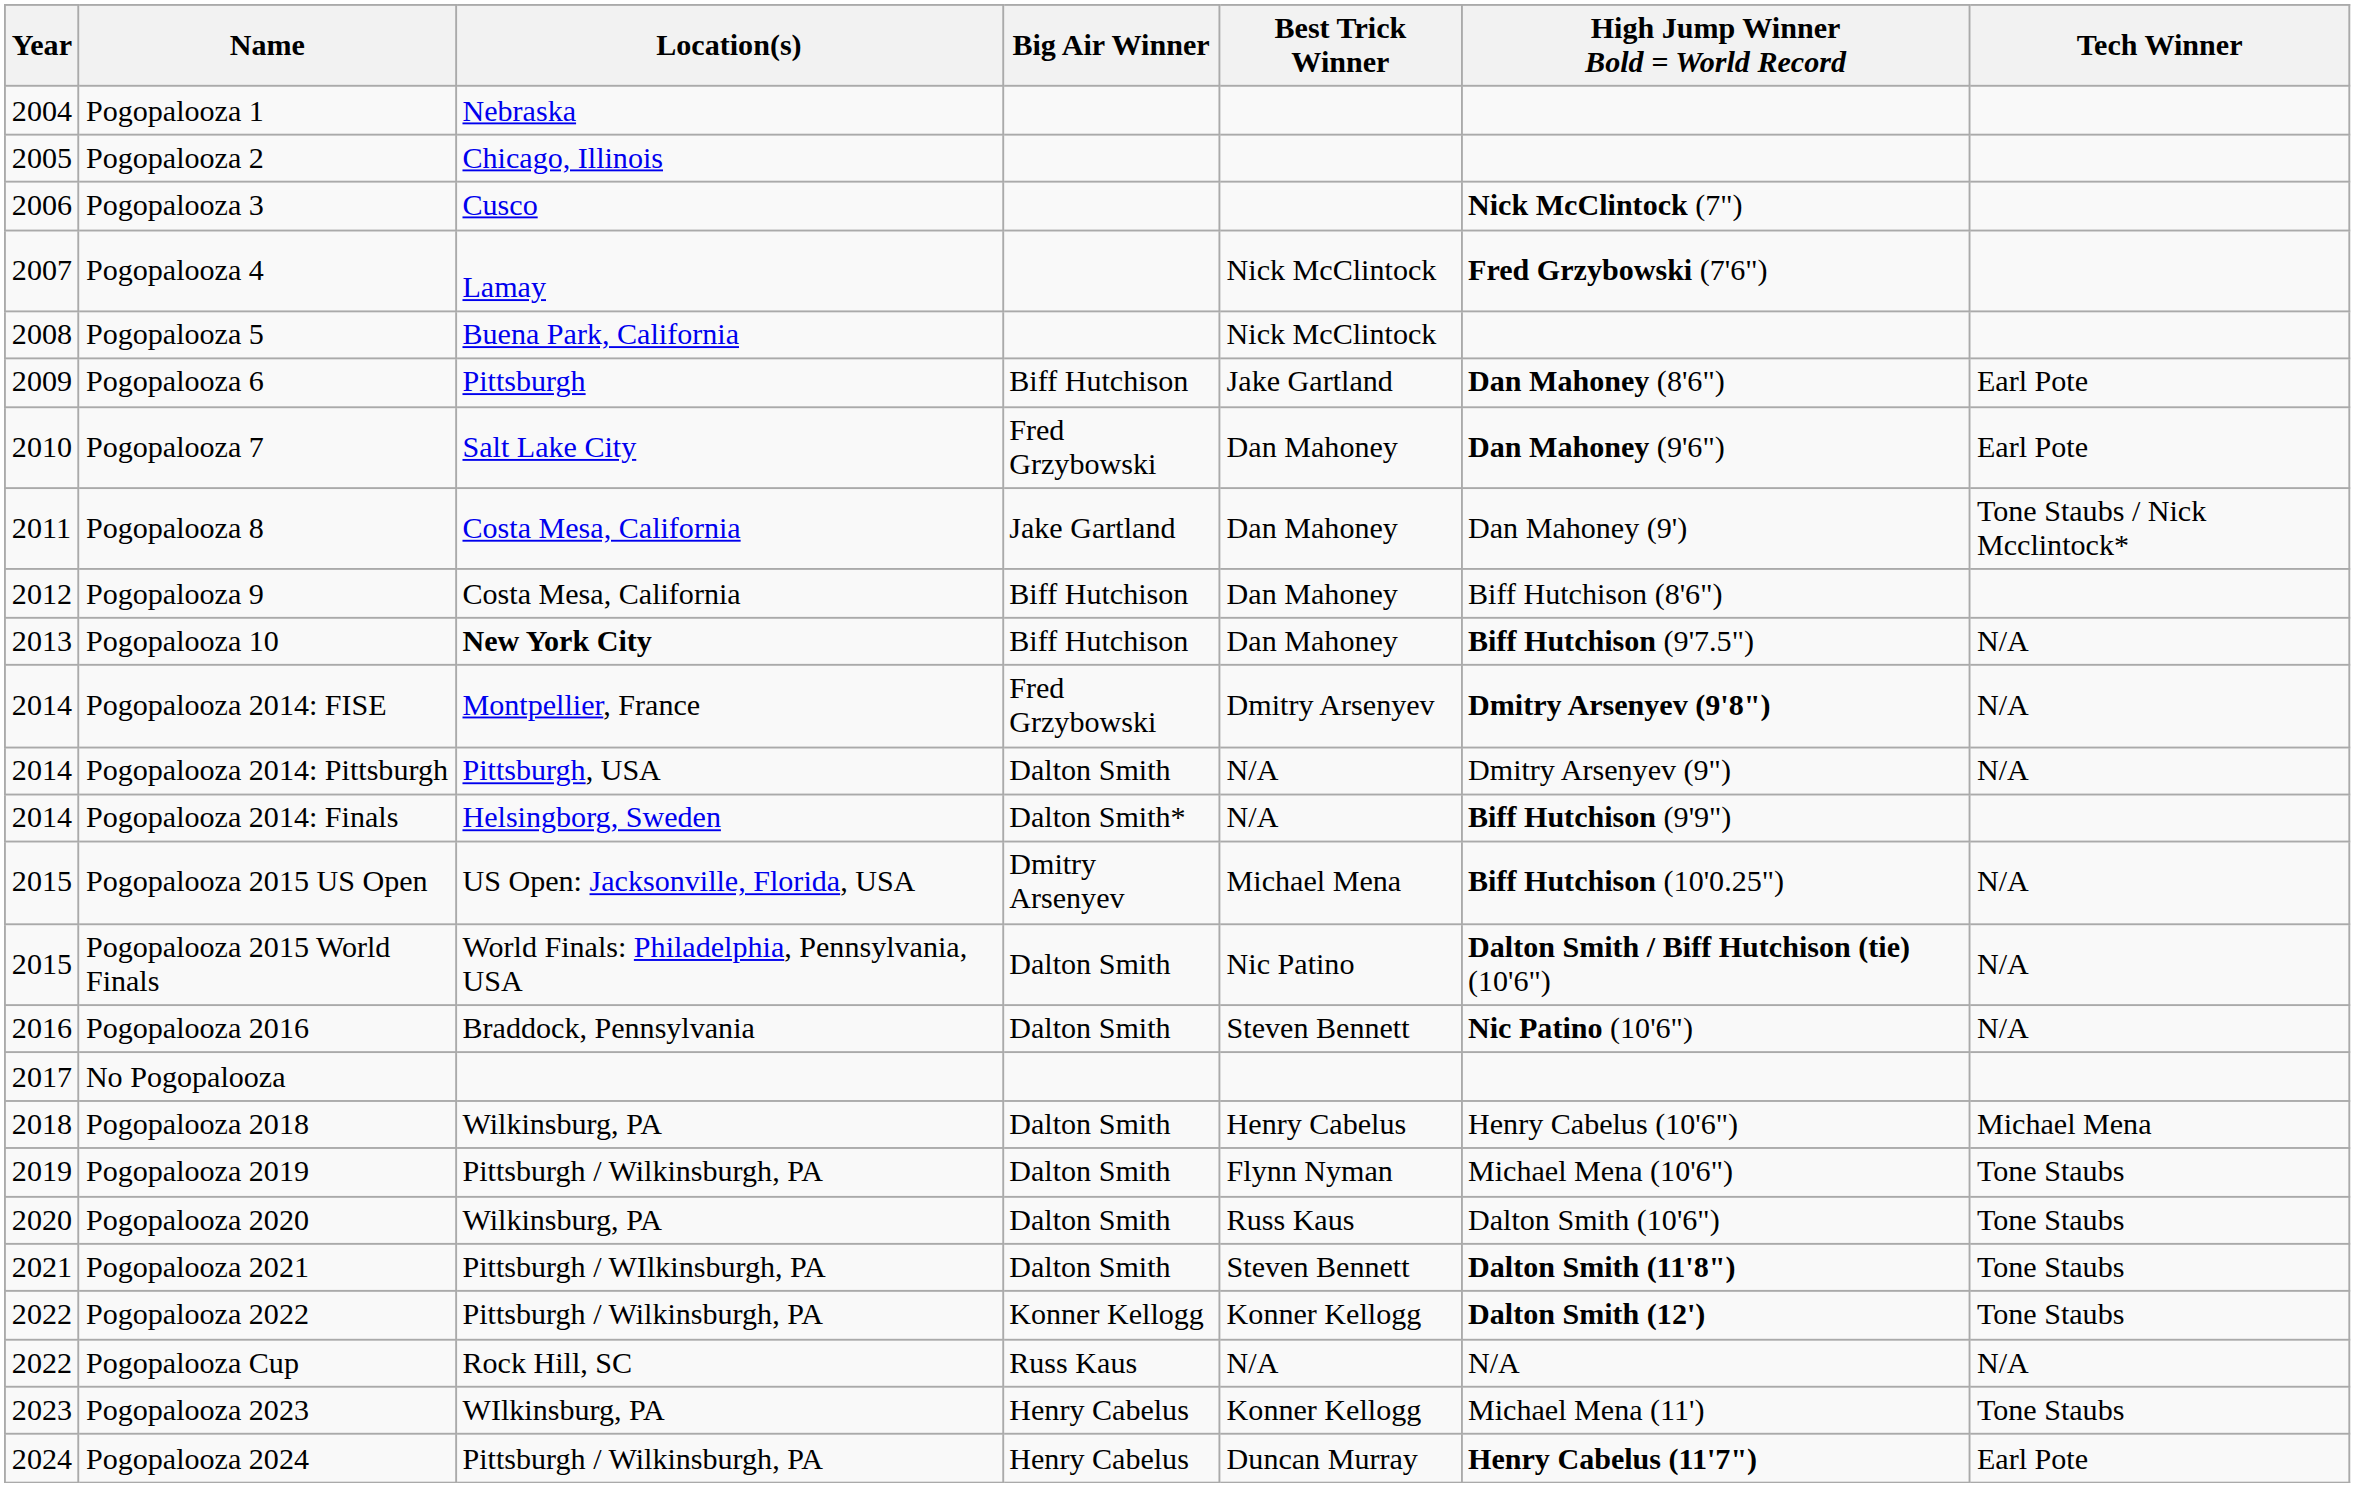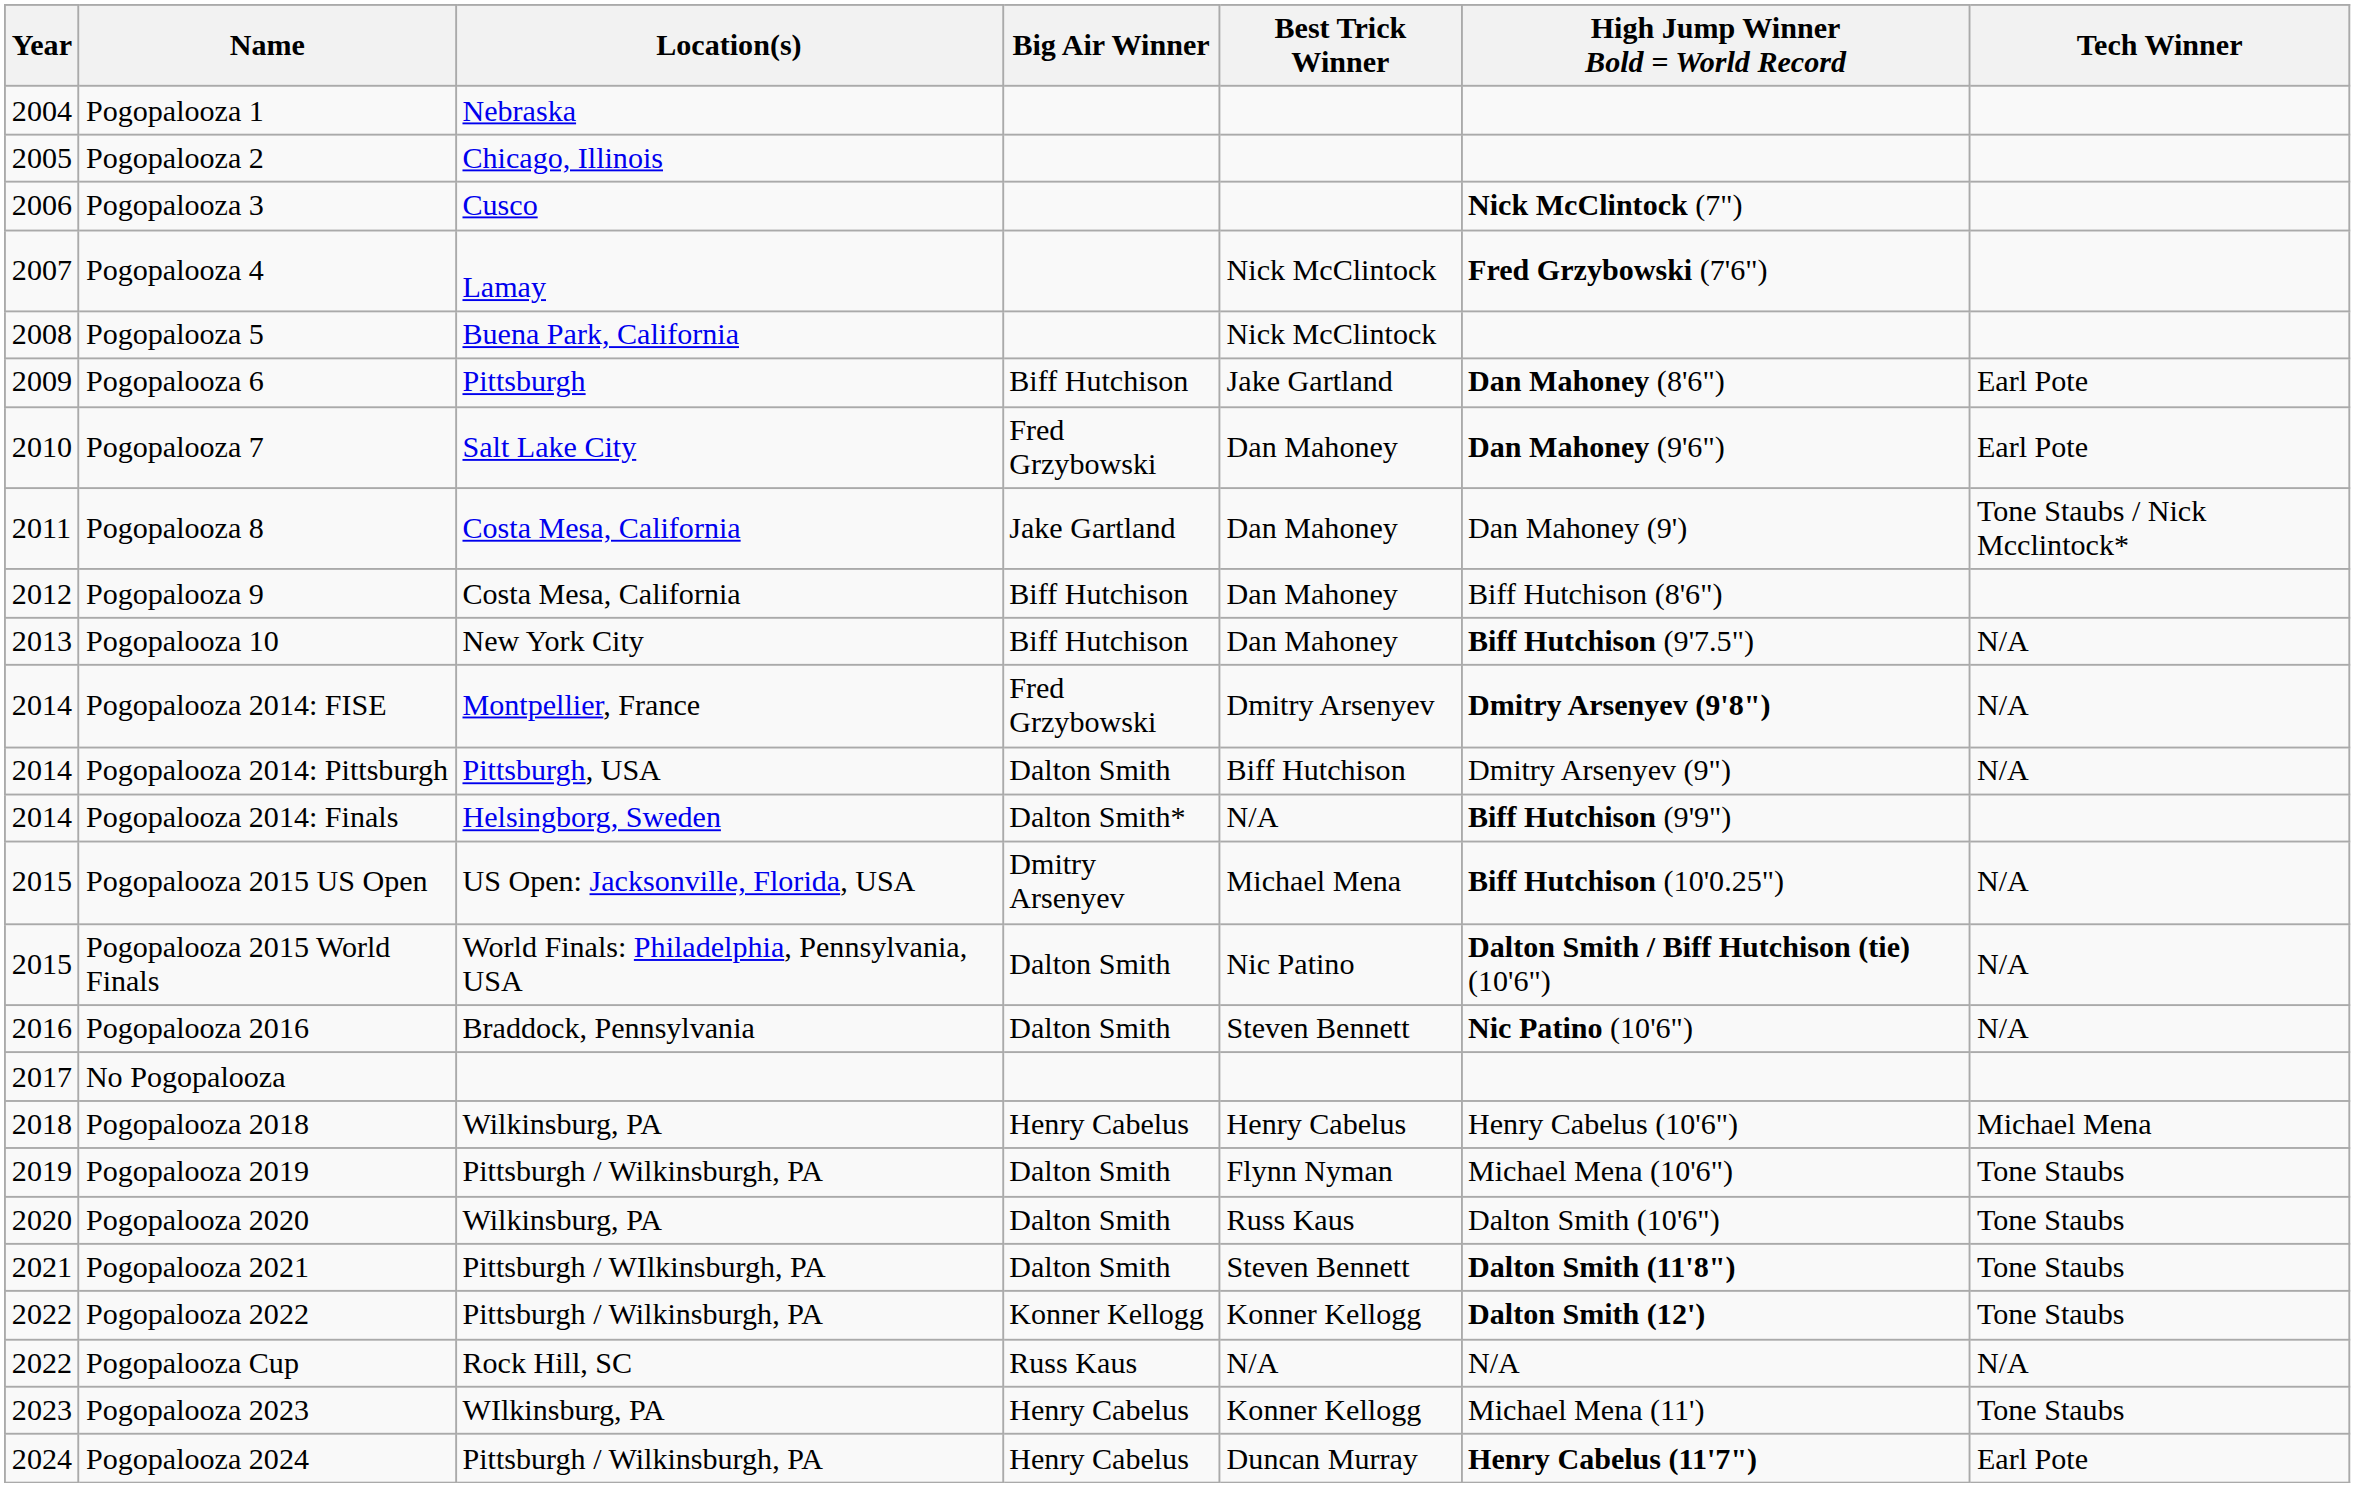(557, 640) bold -> (553, 640) normal
(1253, 770) N/A -> (1316, 770) Biff Hutchison
(1090, 1123) Dalton Smith -> (1099, 1123) Henry Cabelus
